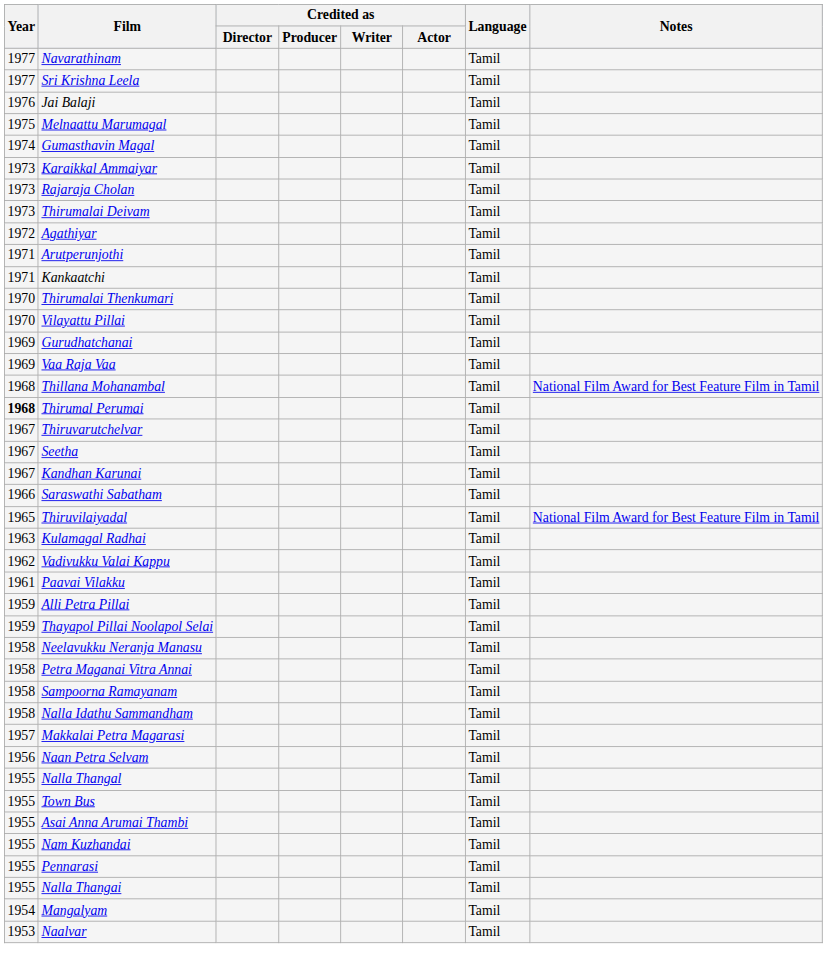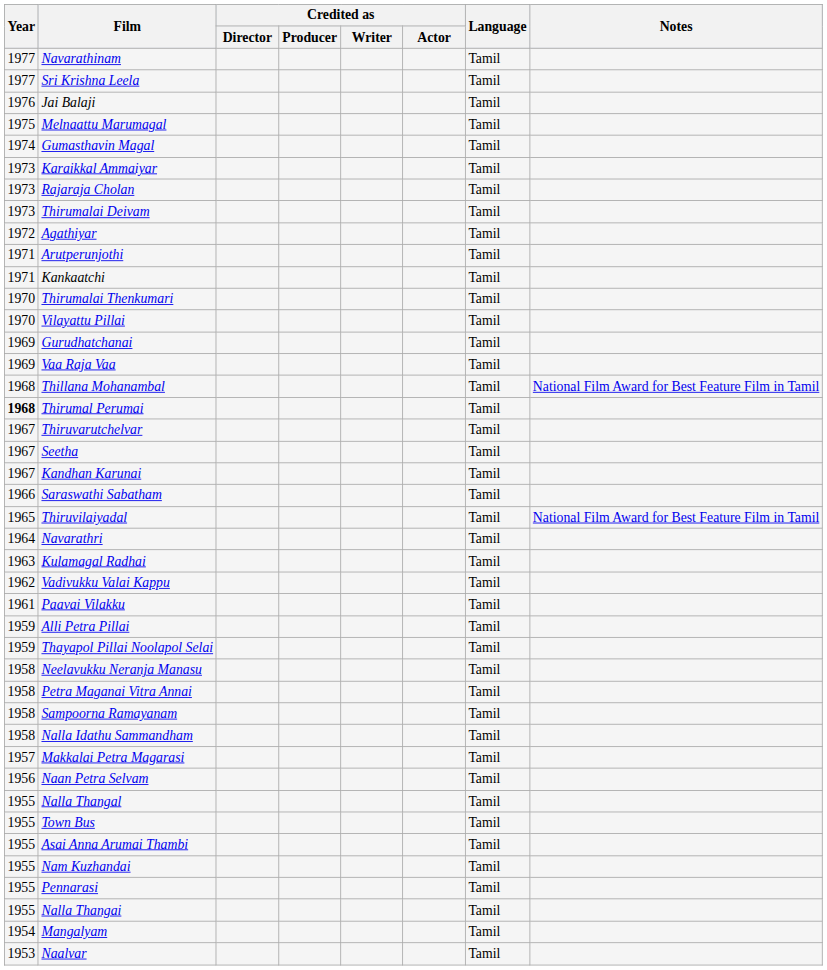+ row: (72, 539)
